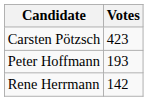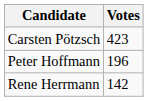(118, 61) 193 -> (118, 61) 196
